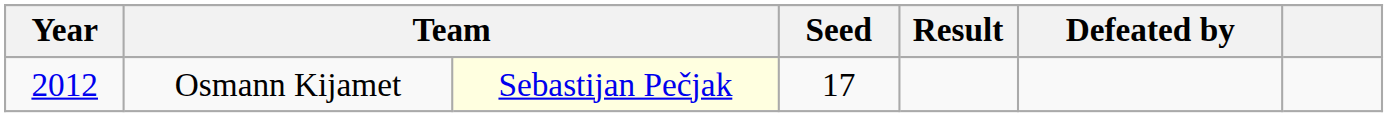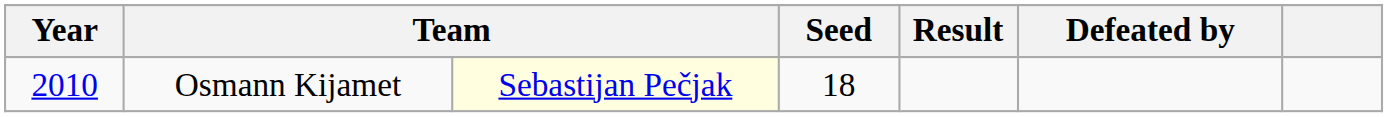(65, 83) 2012 -> (65, 83) 2010
(839, 83) 17 -> (839, 83) 18
